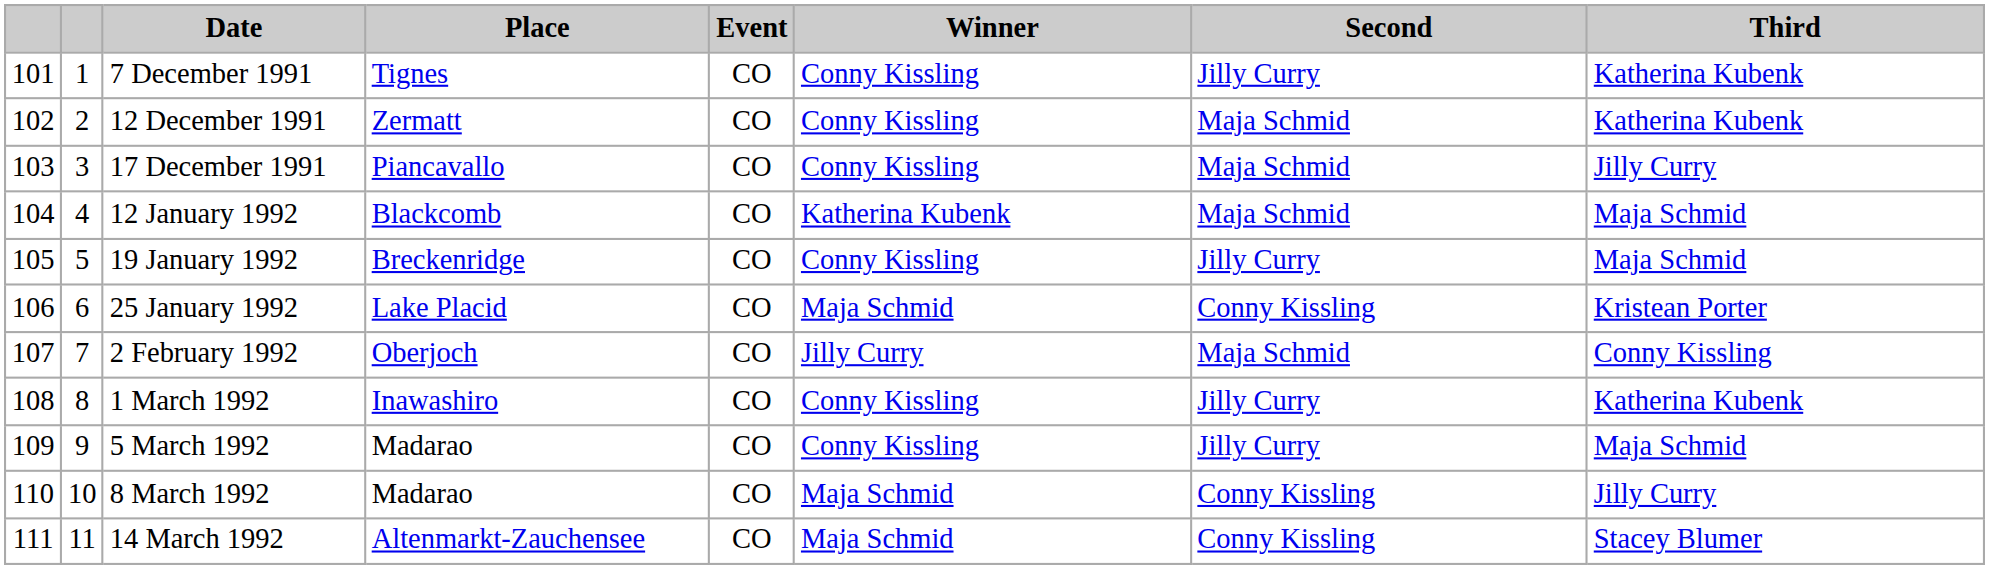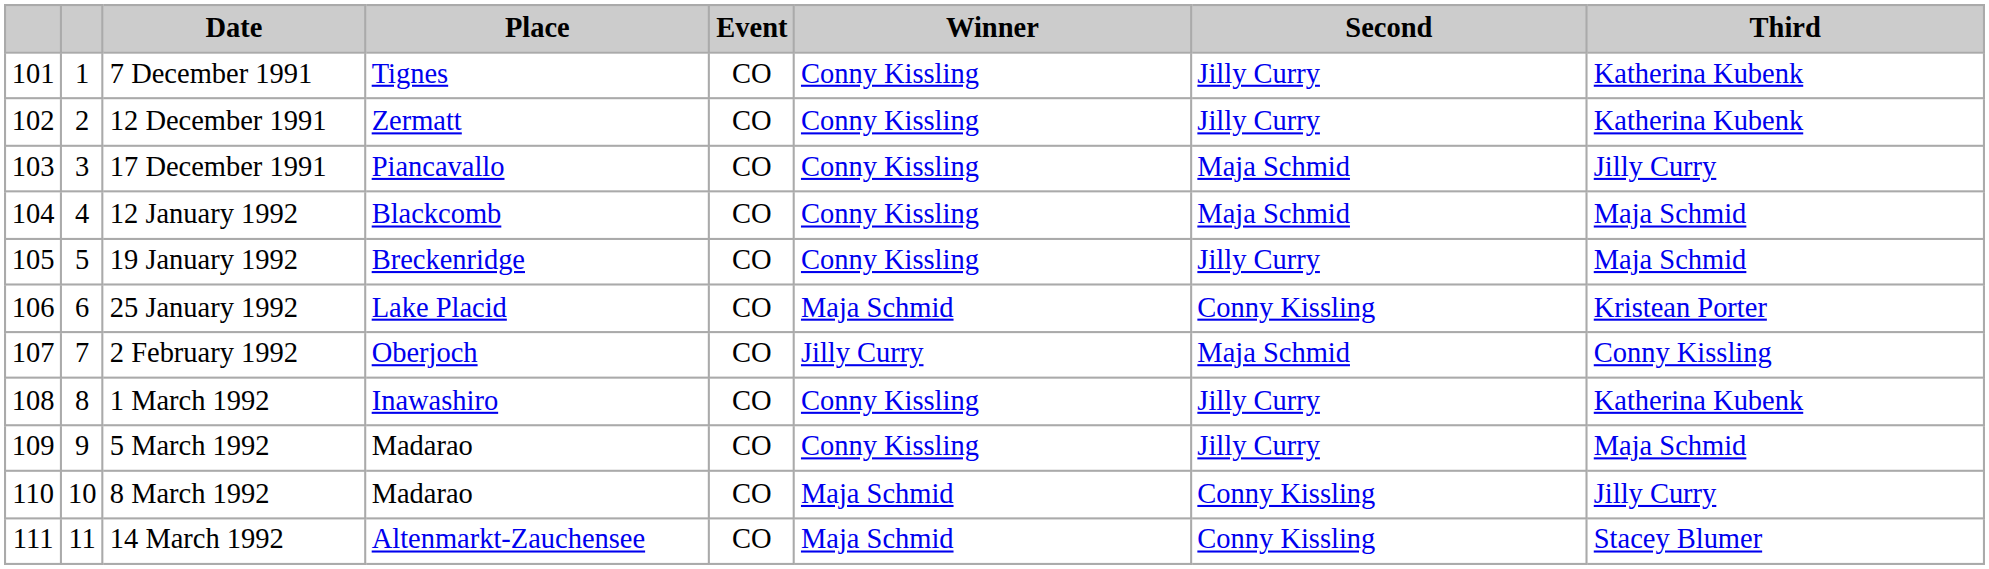(1274, 120) Maja Schmid -> (1259, 120) Jilly Curry
(906, 213) Katherina Kubenk -> (890, 213) Conny Kissling
